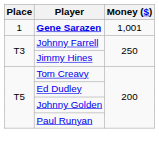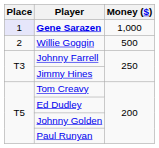(19, 27) no background -> (19, 27) lavender background
(129, 27) 1,001 -> (129, 27) 1,000
+ row: (65, 43)
